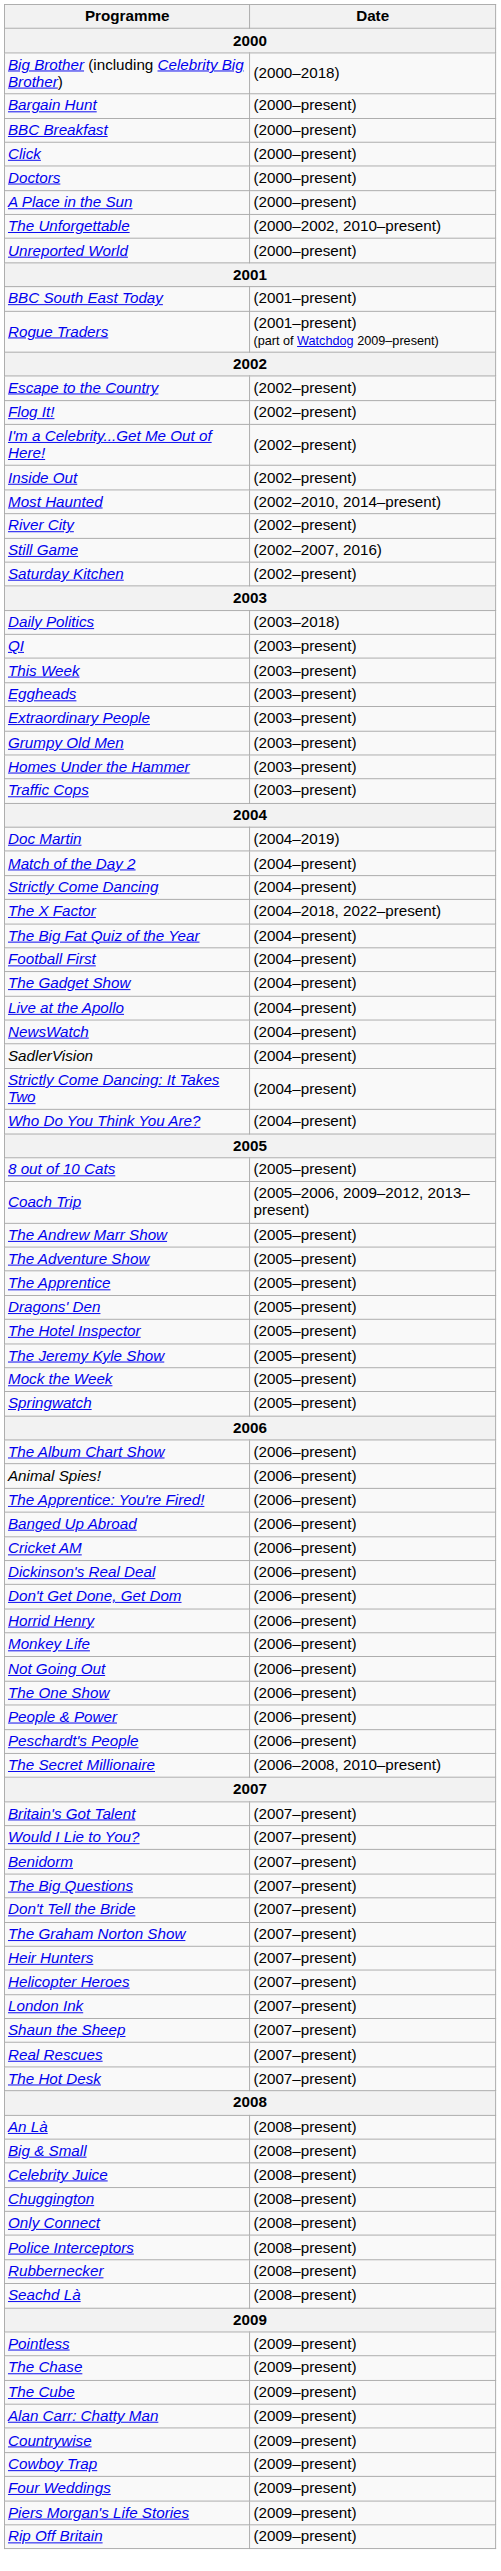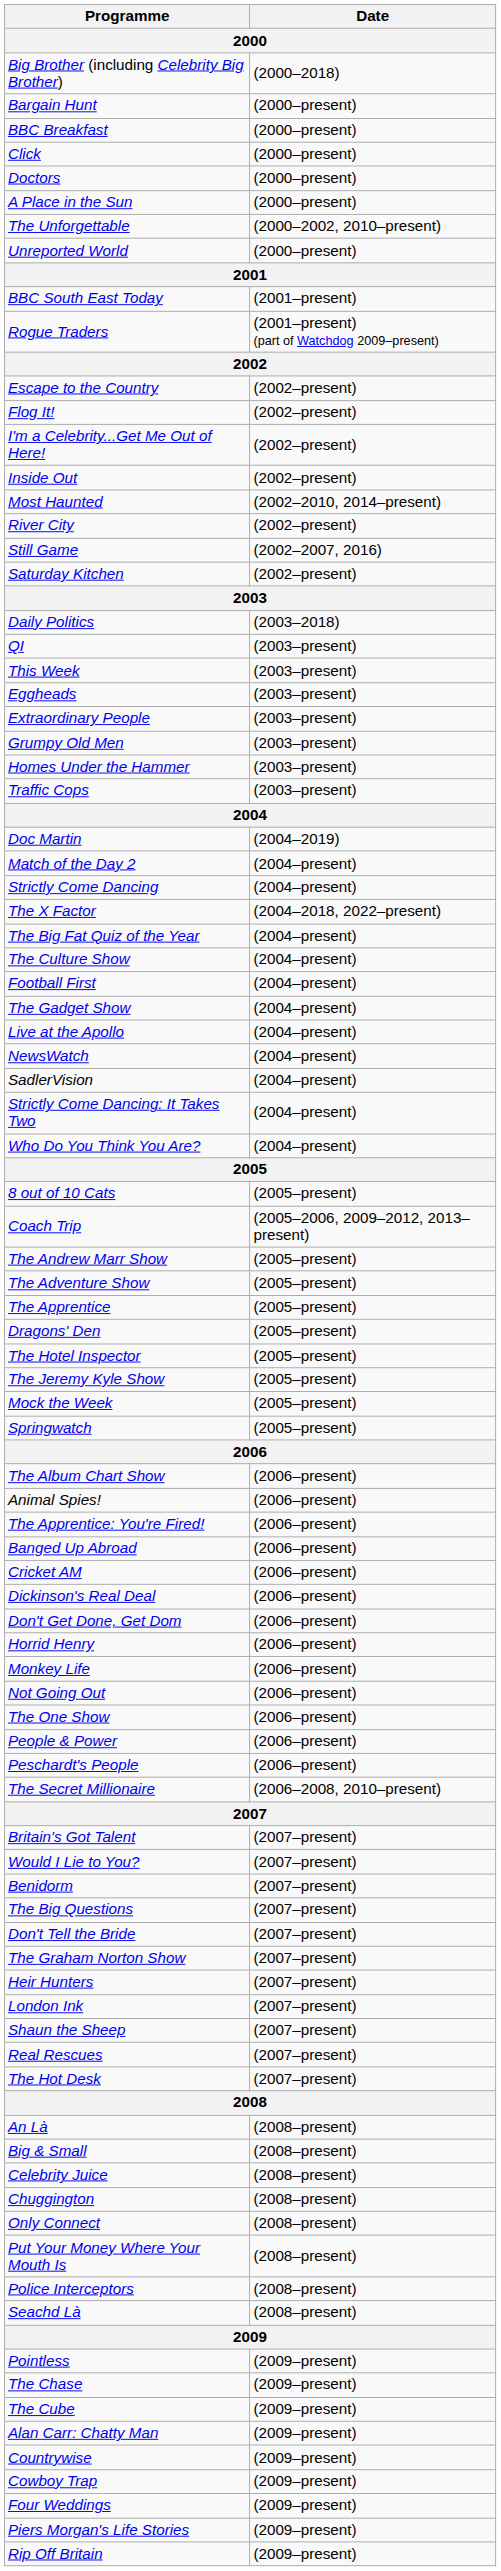+ row: (69, 959)
- row: (69, 1982)
+ row: (104, 2256)
- row: (56, 2271)
